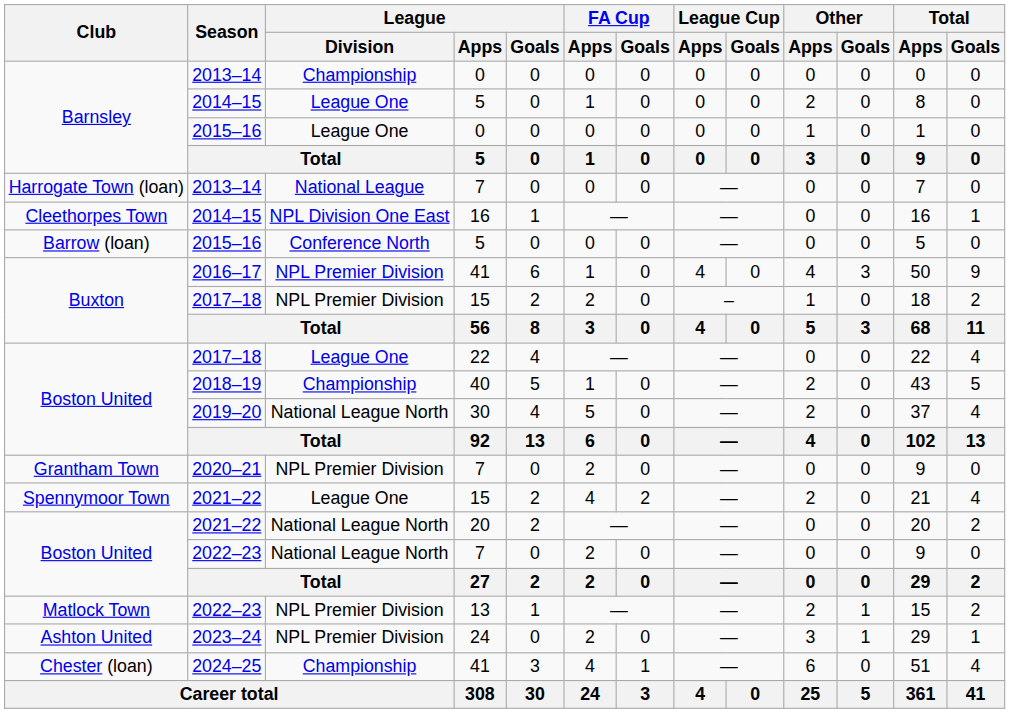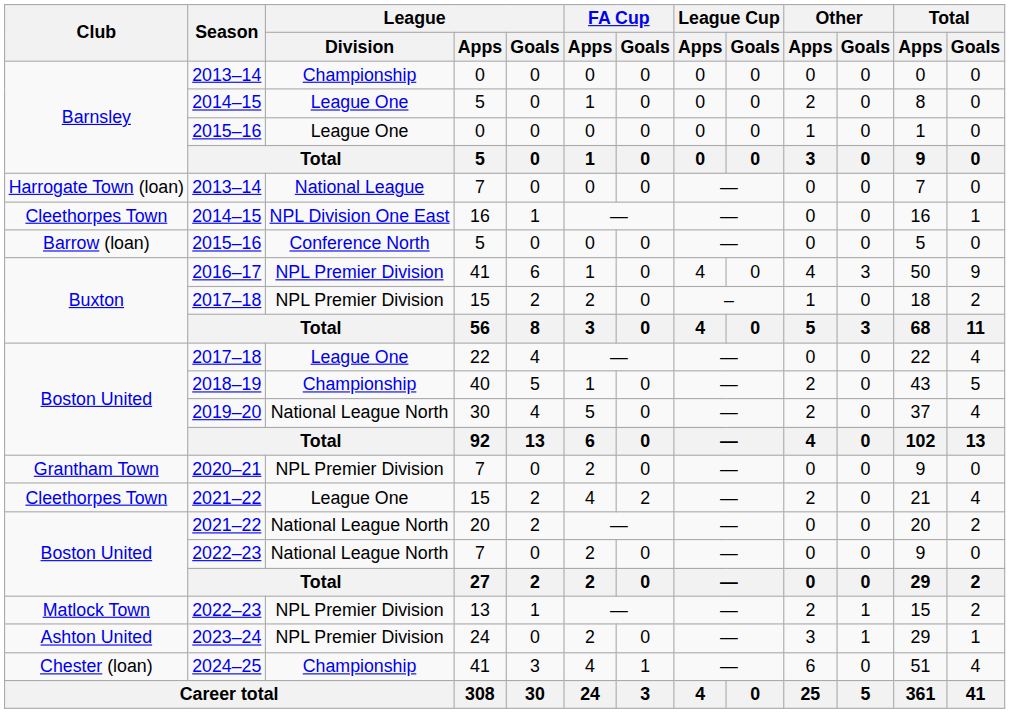(96, 497) Spennymoor Town -> (96, 497) Cleethorpes Town
